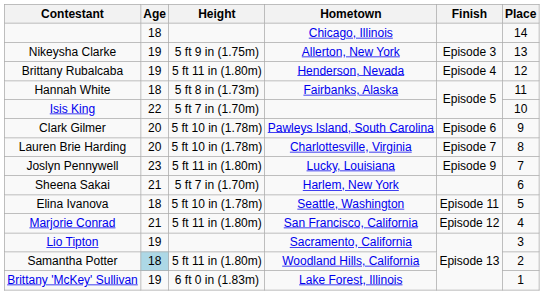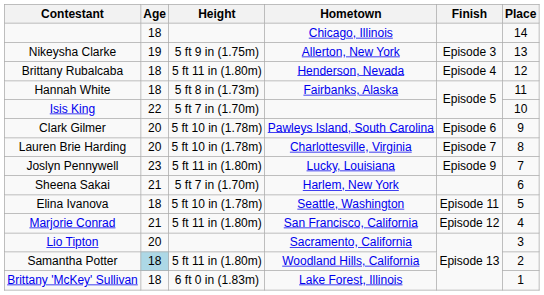(155, 71) 19 -> (155, 71) 18
(155, 242) 19 -> (155, 242) 20
(155, 280) 19 -> (155, 280) 18
